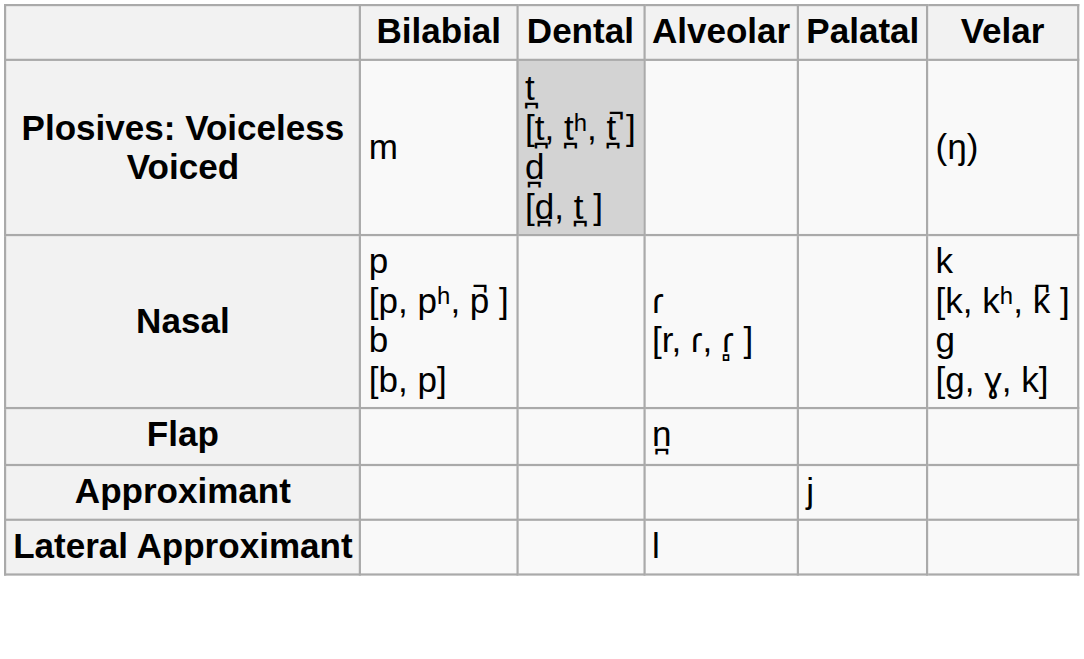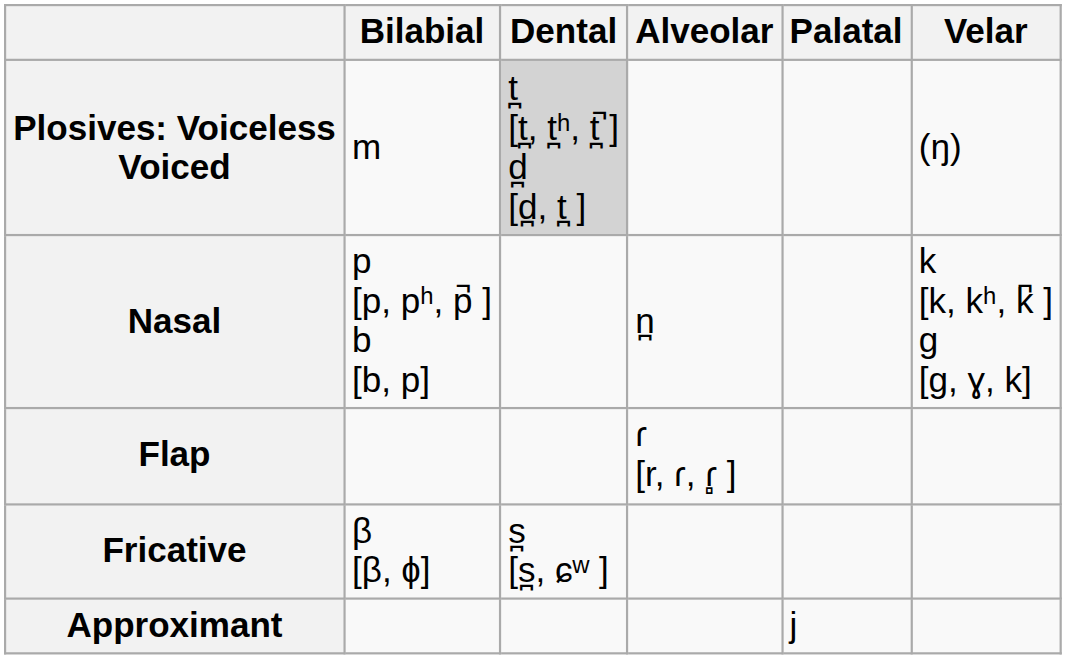(703, 320) ɾ [r, ɾ, ɾ̻ ] -> (645, 320) n̪
(662, 435) n̪ -> (686, 455) ɾ [r, ɾ, ɾ̻ ]
+ row: (175, 550)
- row: (183, 546)
